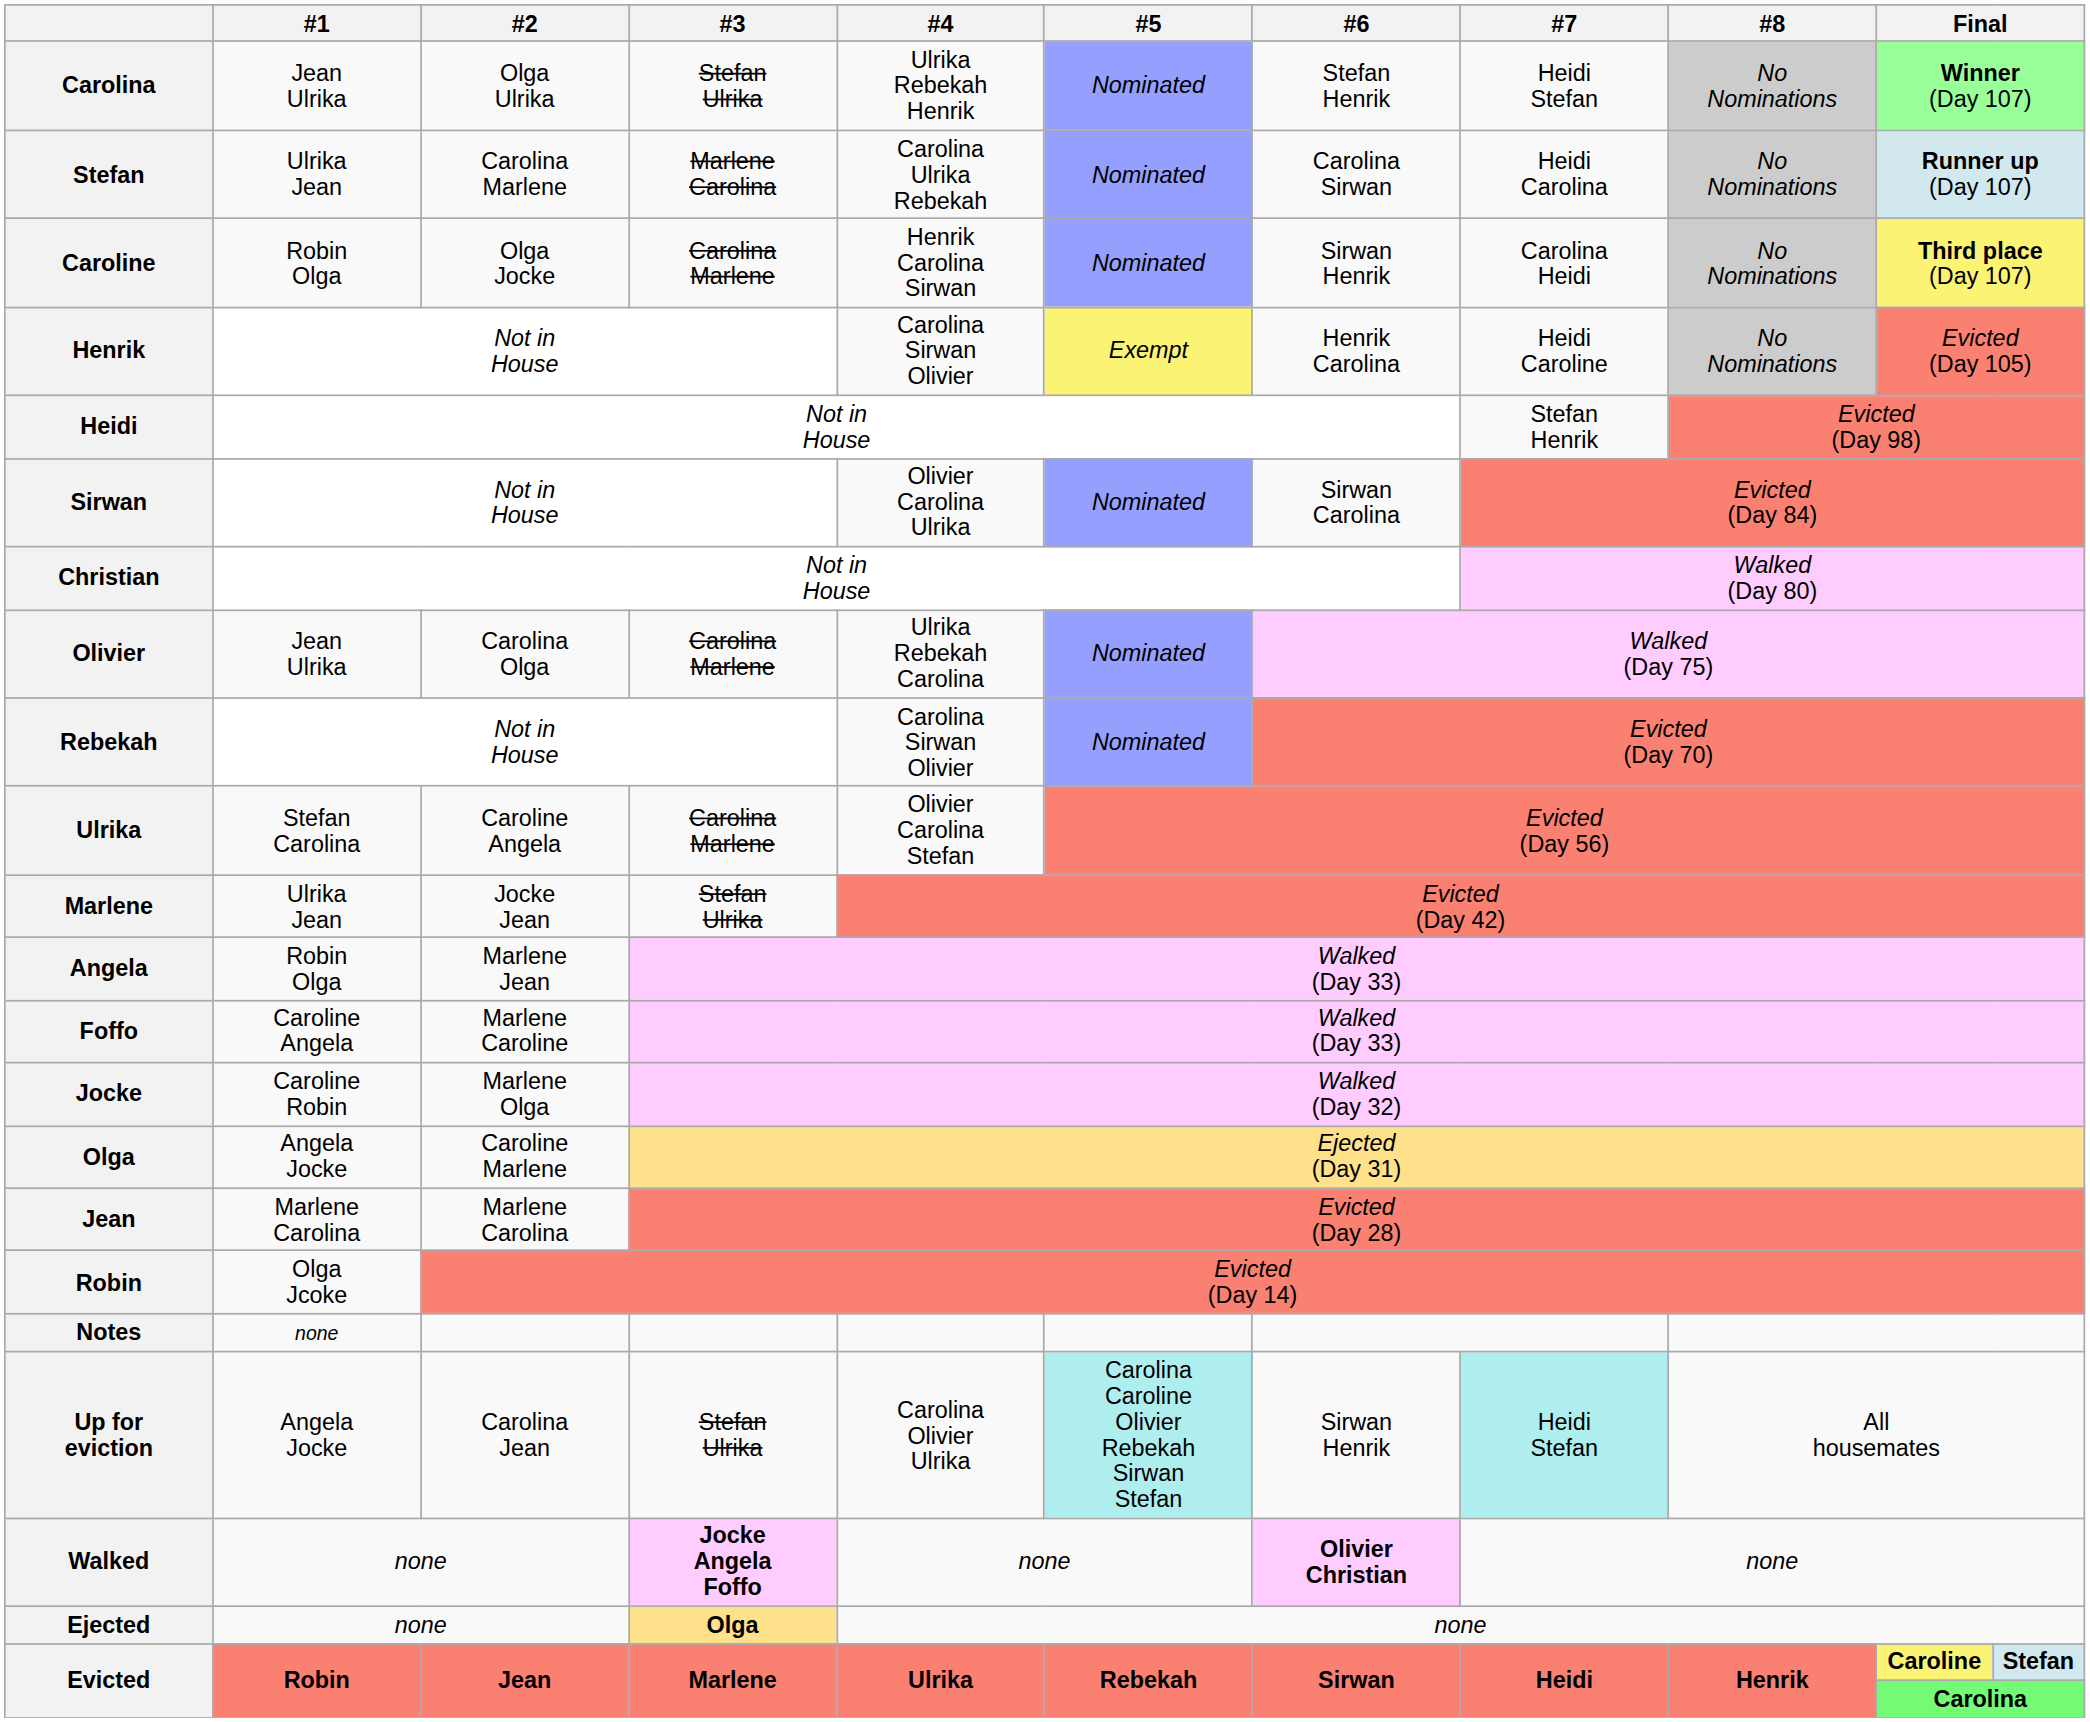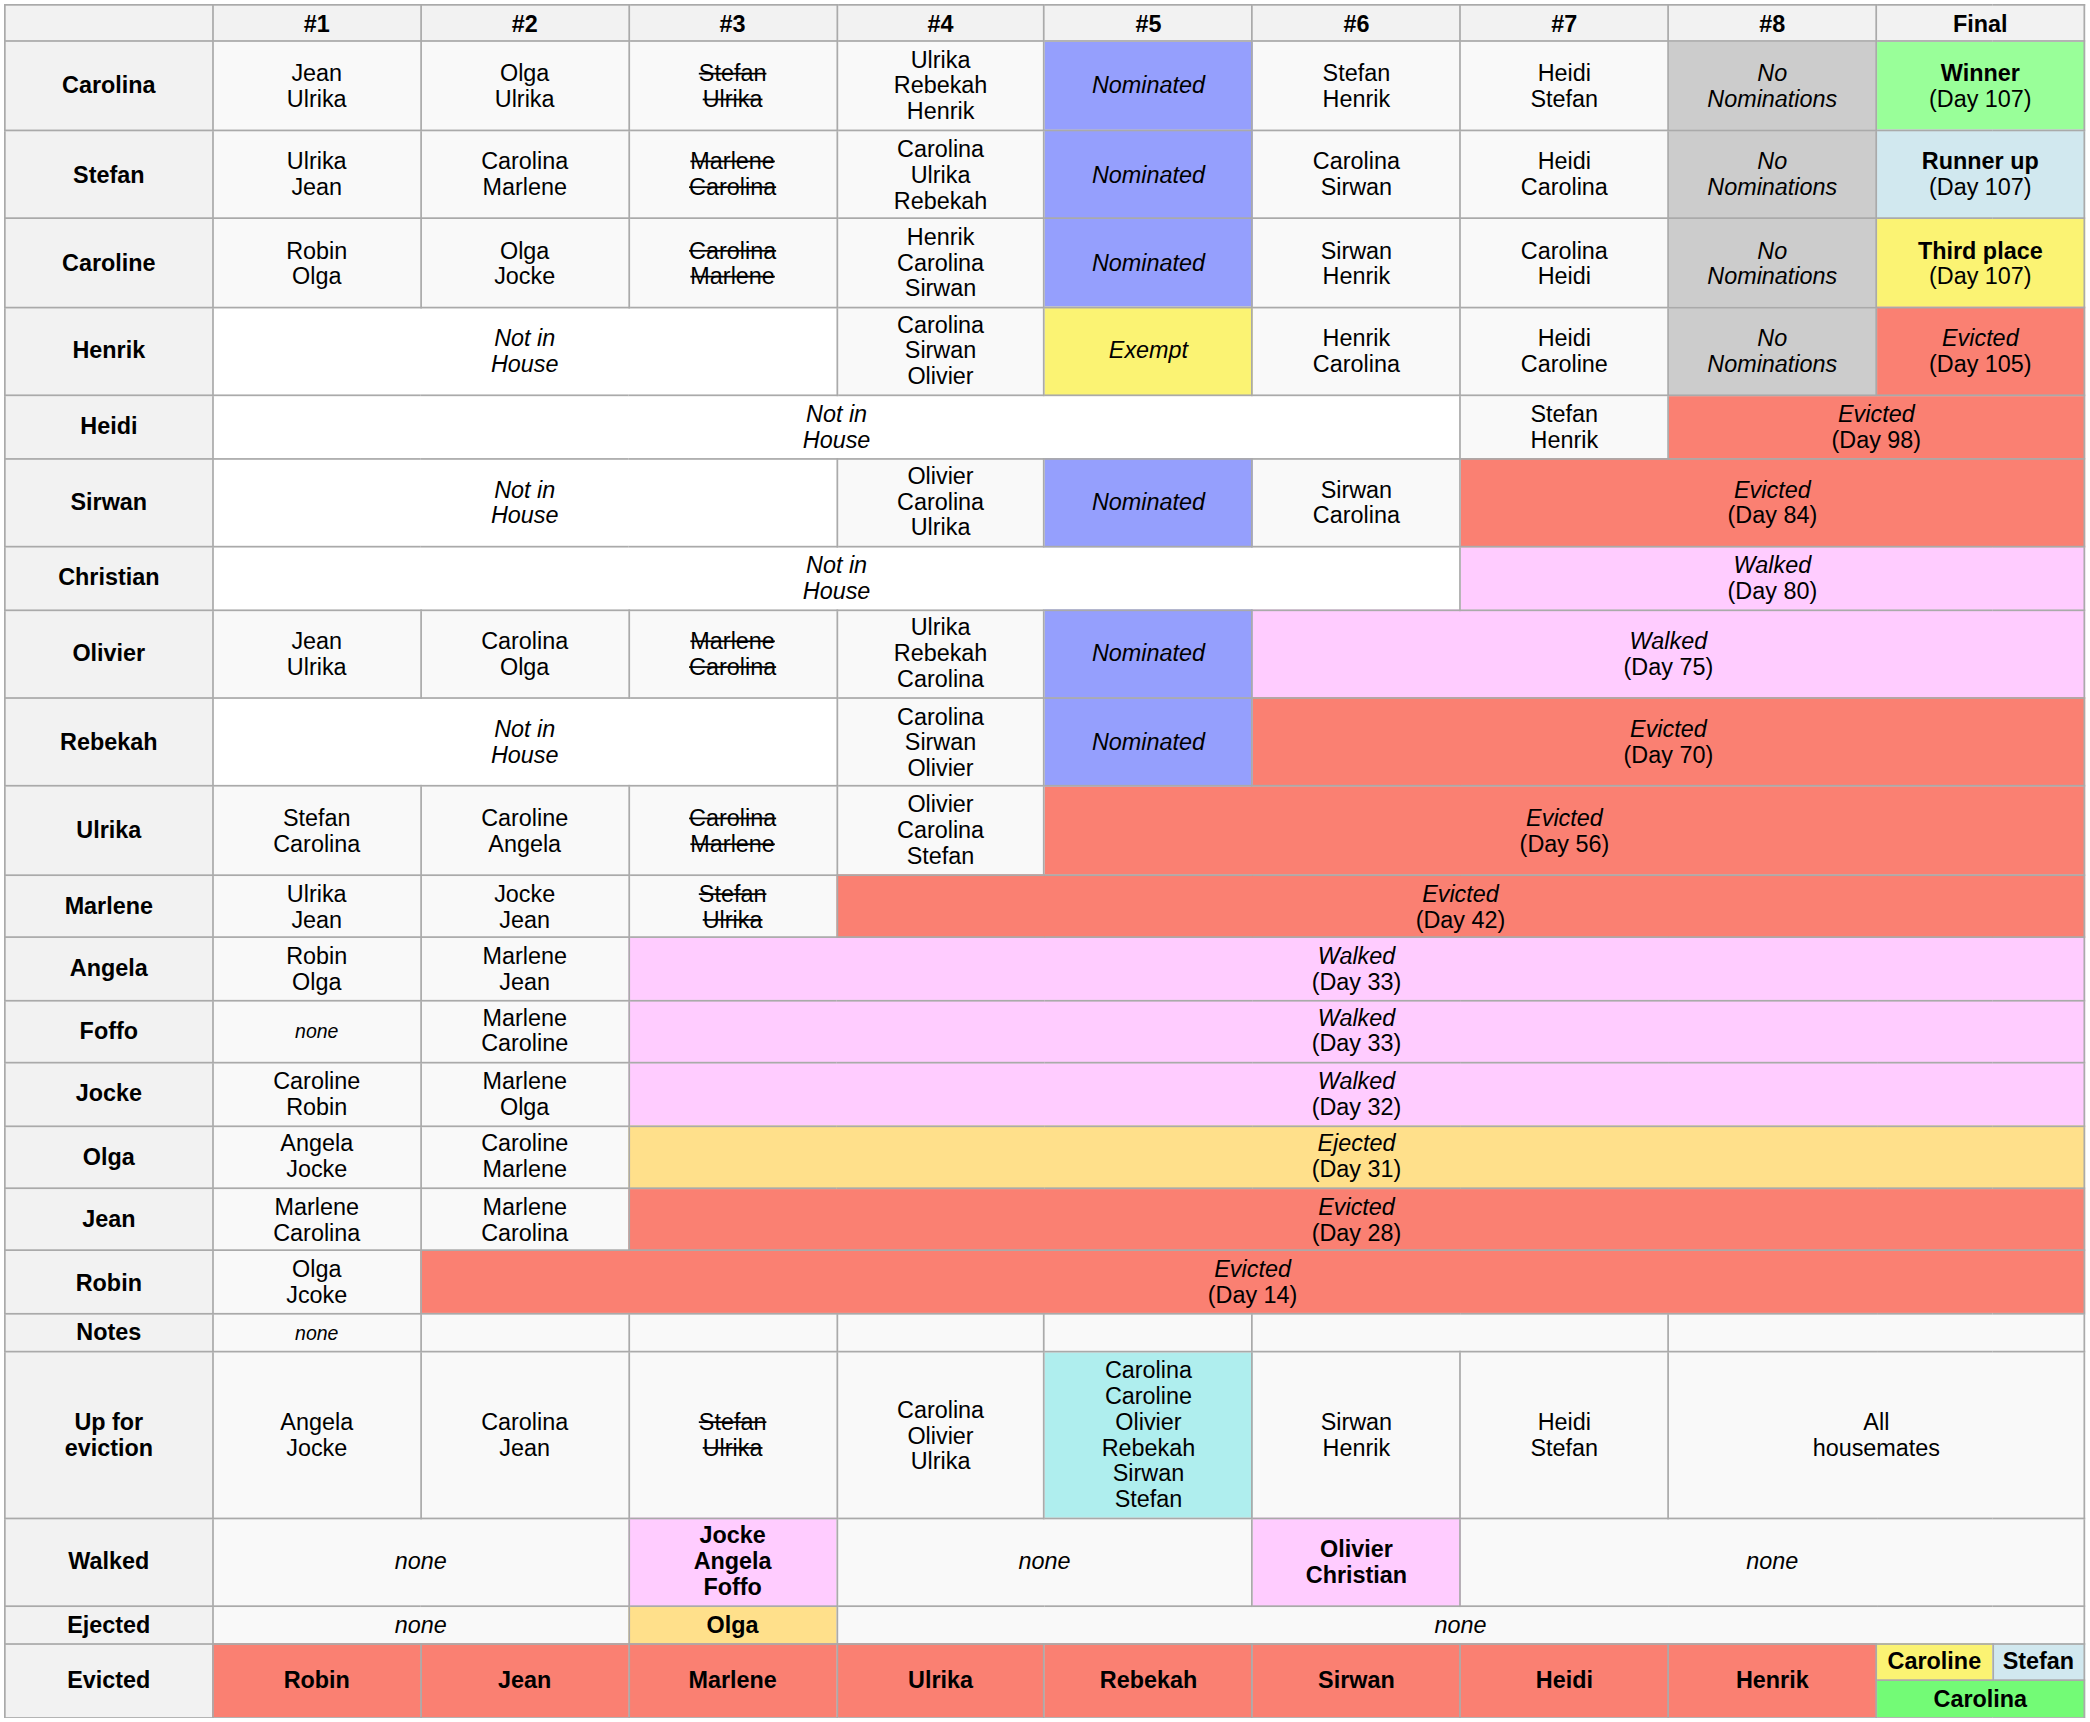(733, 653) Carolina Marlene -> (733, 653) Marlene Carolina
(317, 1031) Caroline Angela -> (317, 1031) none
(1564, 1435) paleturquoise background -> (1564, 1435) no background
